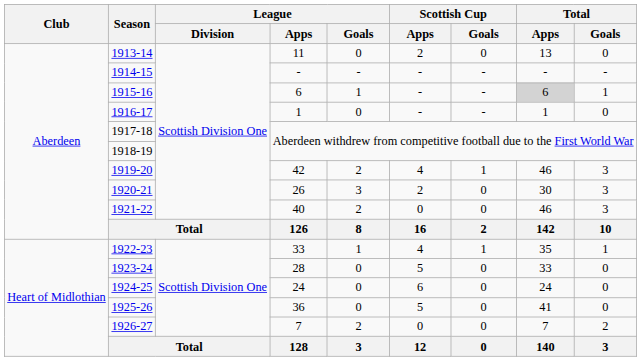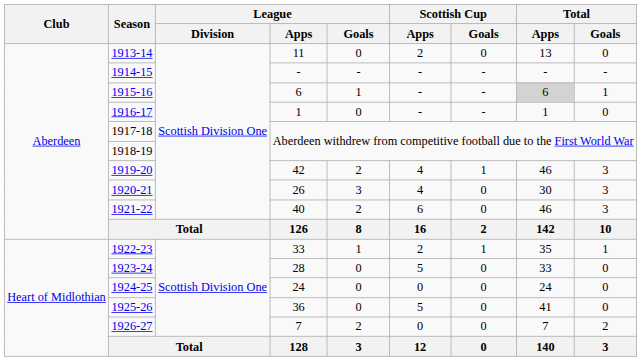(420, 190) 2 -> (420, 190) 4
(420, 209) 0 -> (420, 209) 6
(420, 248) 4 -> (420, 248) 2
(420, 287) 6 -> (420, 287) 0
